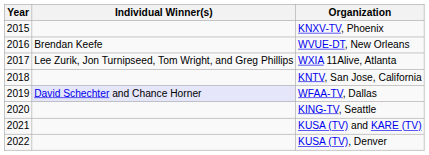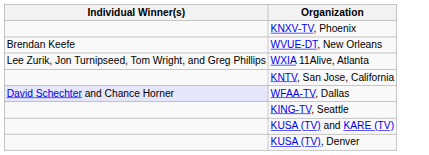- column: (18, 12)
